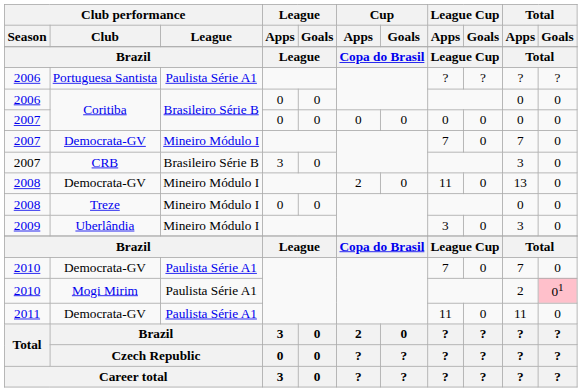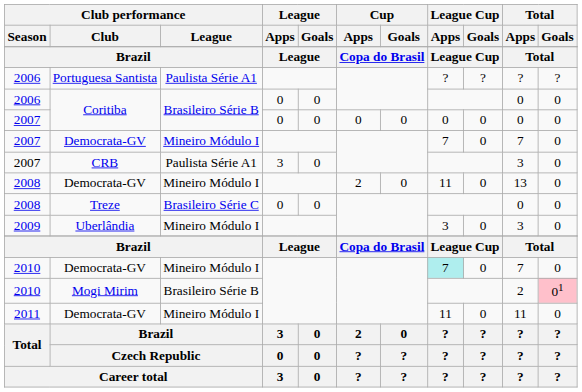(211, 162) Brasileiro Série B -> (211, 162) Paulista Série A1
(211, 204) Mineiro Módulo I -> (211, 204) Brasileiro Série C
(211, 267) Paulista Série A1 -> (211, 267) Mineiro Módulo I
(445, 267) no background -> (445, 267) paleturquoise background
(211, 290) Paulista Série A1 -> (211, 290) Brasileiro Série B
(211, 313) Paulista Série A1 -> (211, 313) Mineiro Módulo I
